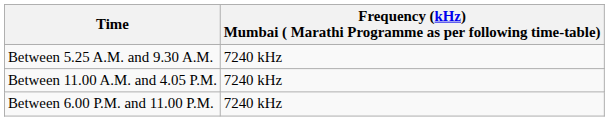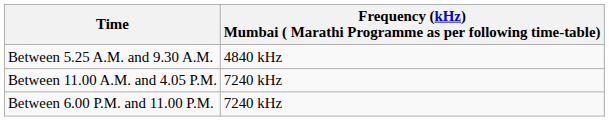(253, 56) 7240 kHz -> (253, 56) 4840 kHz
